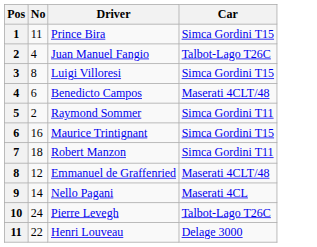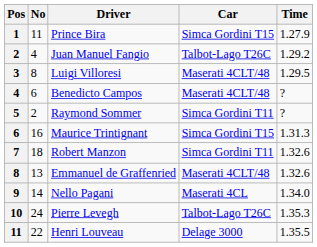+ column: (295, 14)
(228, 73) Simca Gordini T15 -> (226, 73) Maserati 4CLT/48
(37, 172) 12 -> (37, 172) 13
